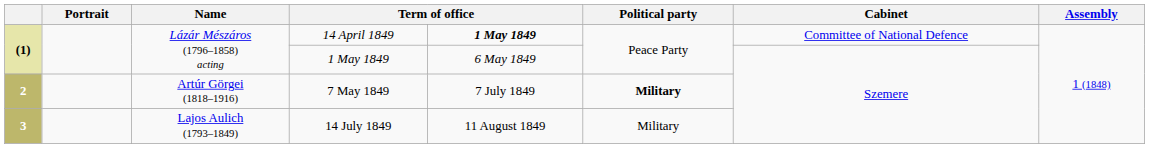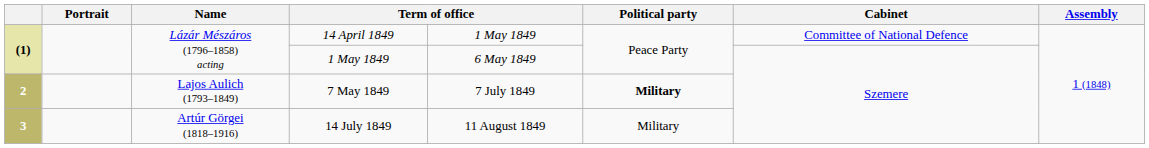(505, 34) bold -> (505, 34) normal
(210, 91) Artúr Görgei (1818–1916) -> (210, 91) Lajos Aulich (1793–1849)
(210, 125) Lajos Aulich (1793–1849) -> (210, 125) Artúr Görgei (1818–1916)
